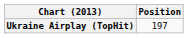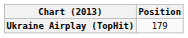(160, 26) 197 -> (160, 26) 179
